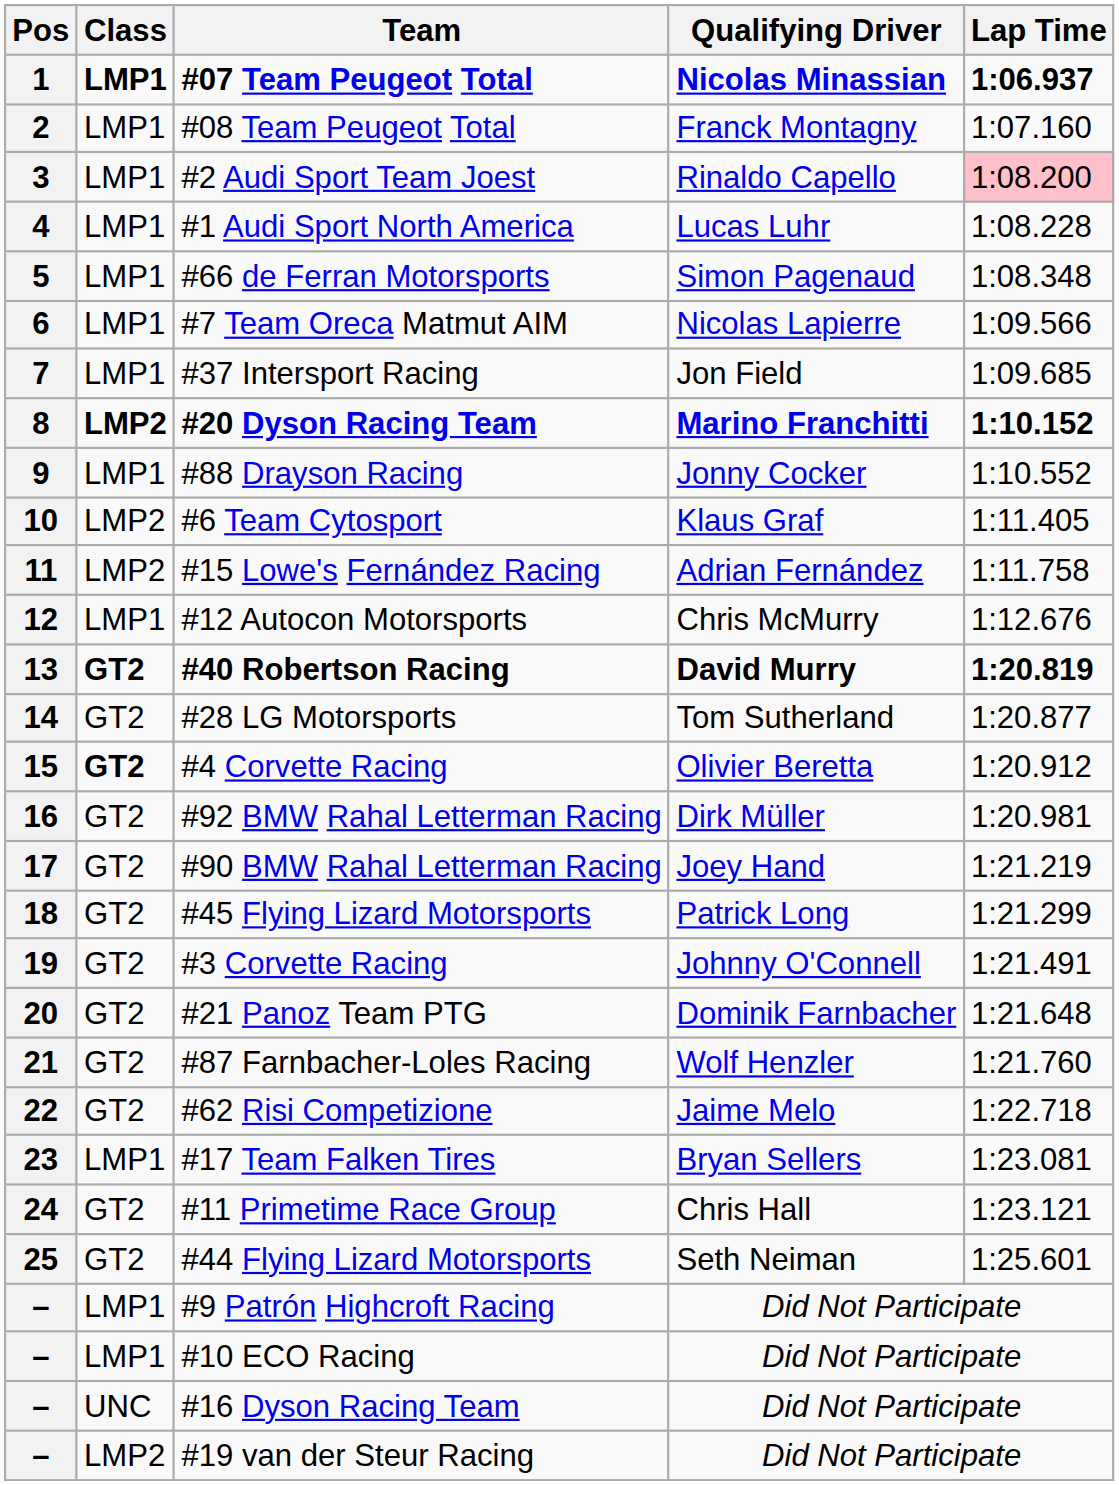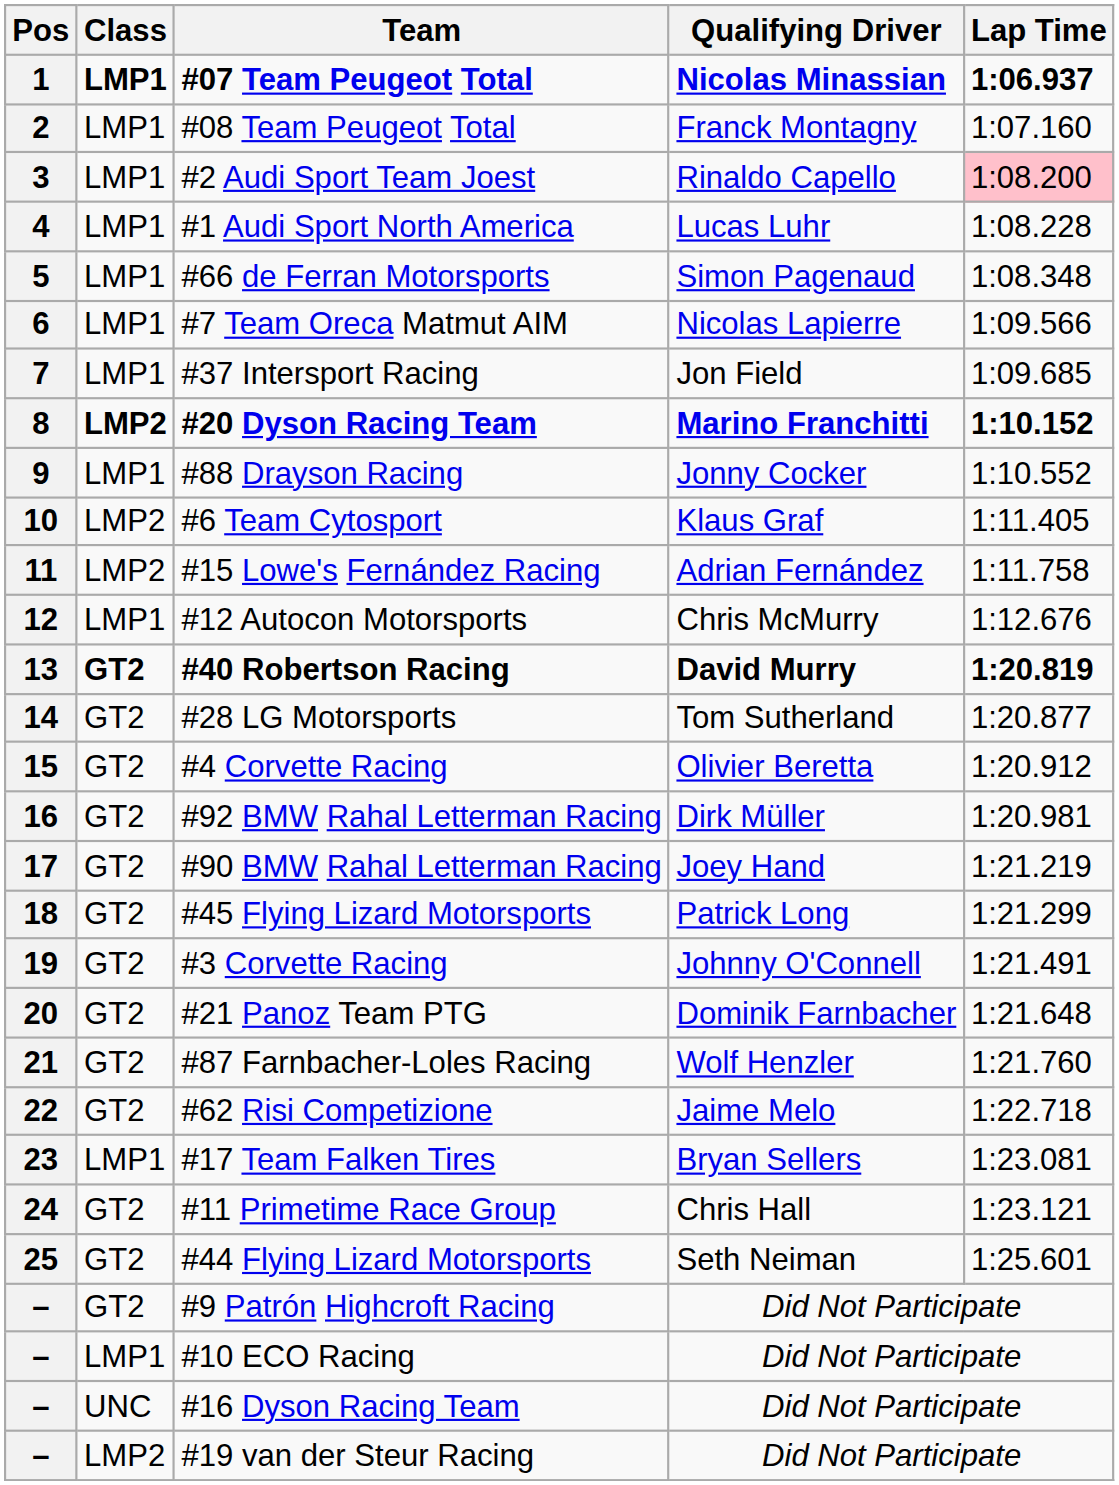(114, 767) bold -> (114, 767) normal
(125, 1308) LMP1 -> (114, 1308) GT2
